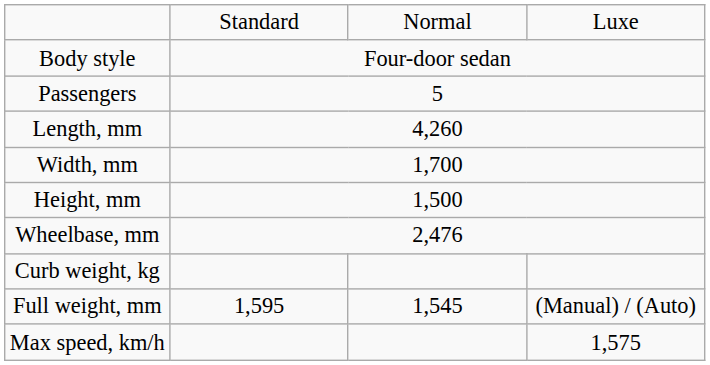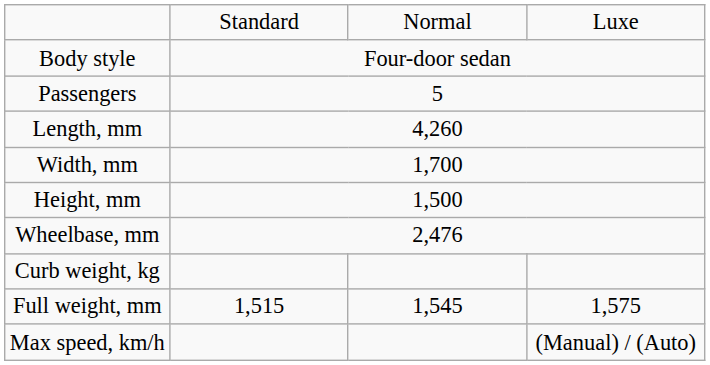(259, 306) 1,595 -> (259, 306) 1,515
(616, 306) (Manual) / (Auto) -> (616, 306) 1,575
(616, 341) 1,575 -> (616, 341) (Manual) / (Auto)
